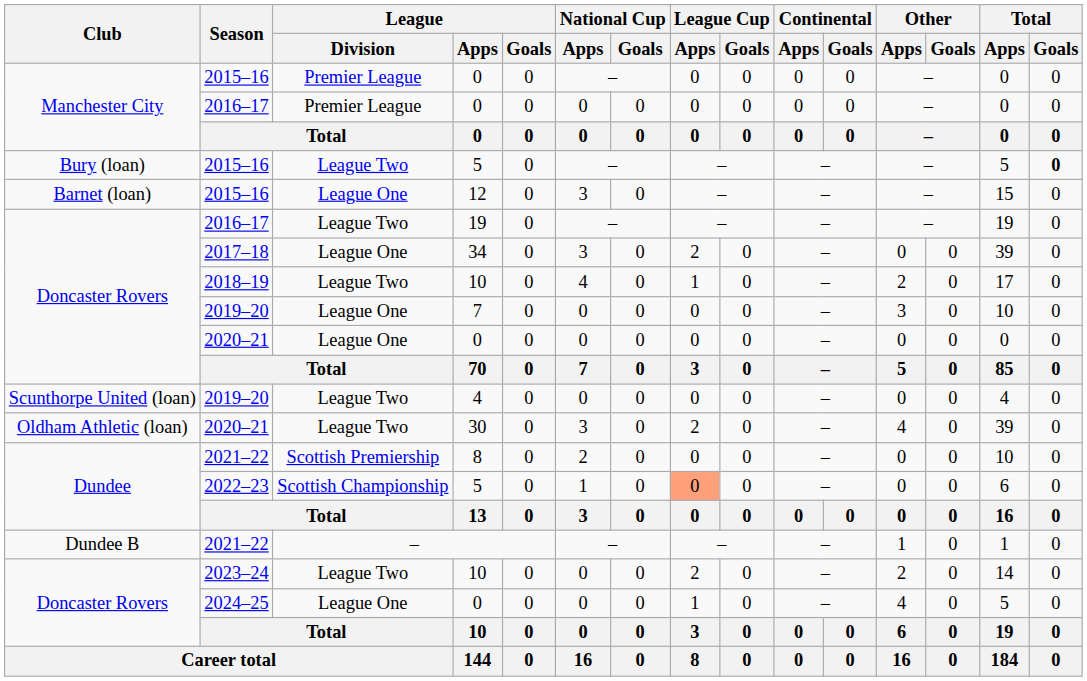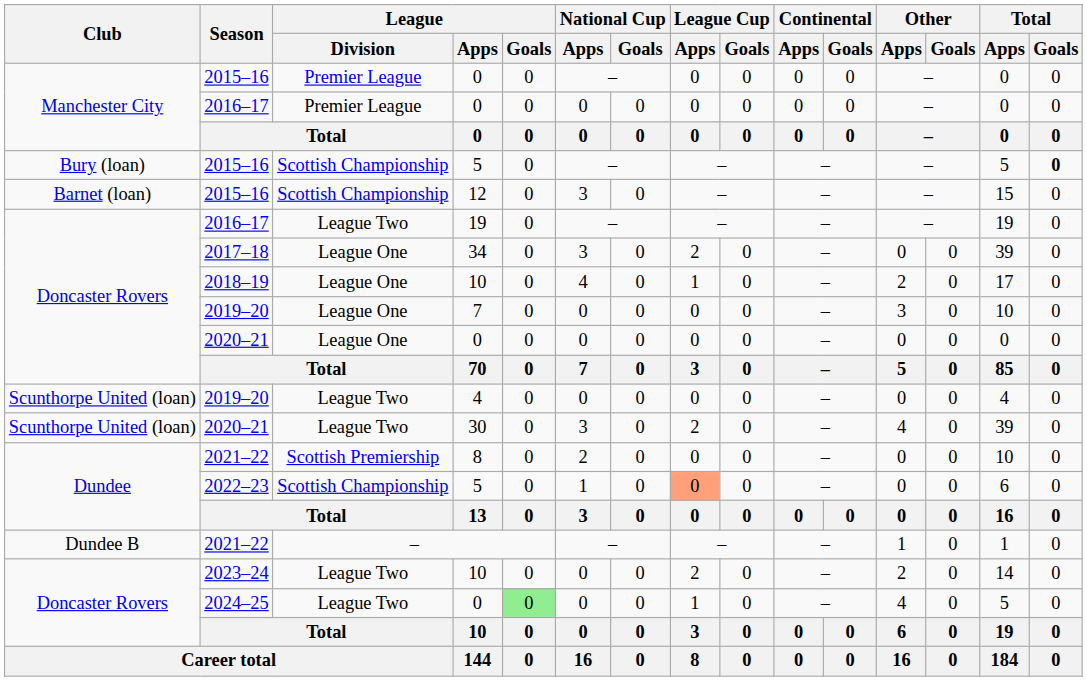(363, 164) League Two -> (363, 164) Scottish Championship
(363, 194) League One -> (363, 194) Scottish Championship
(363, 281) League Two -> (363, 281) League One
(102, 427) Oldham Athletic (loan) -> (102, 427) Scunthorpe United (loan)
(363, 602) League One -> (363, 602) League Two
(529, 602) no background -> (529, 602) lightgreen background
